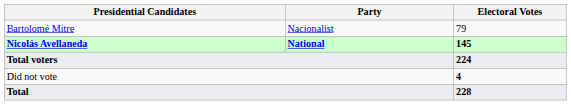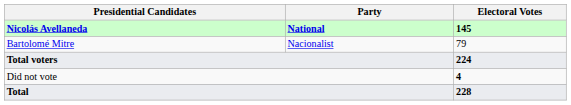rows swapped: (47, 44) <-> (40, 28)
